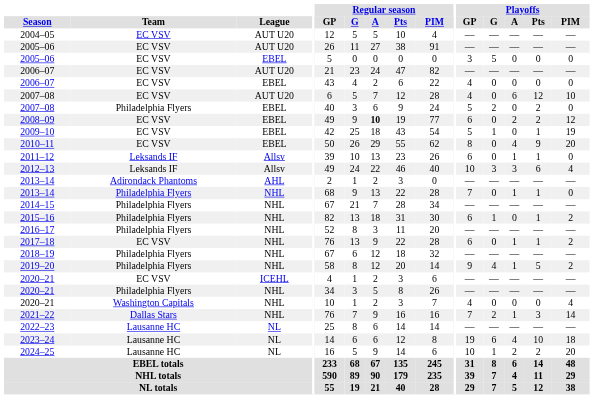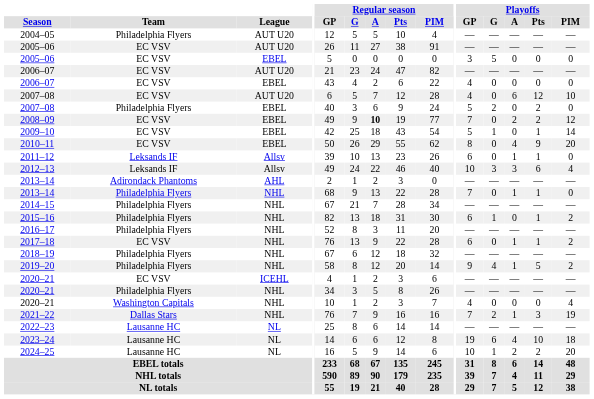(153, 34) EC VSV -> (153, 34) Philadelphia Flyers
(470, 120) 6 -> (470, 120) 7
(571, 132) 19 -> (571, 132) 14
(571, 315) 14 -> (571, 315) 19
